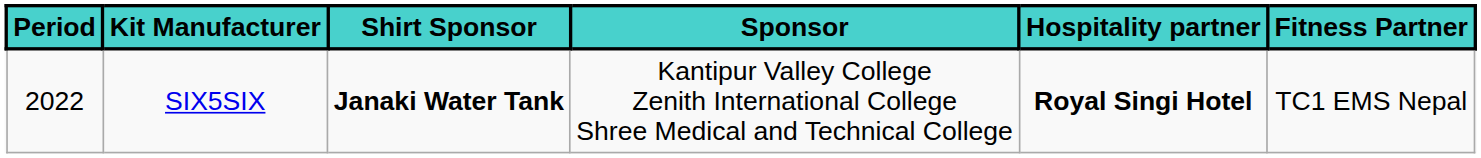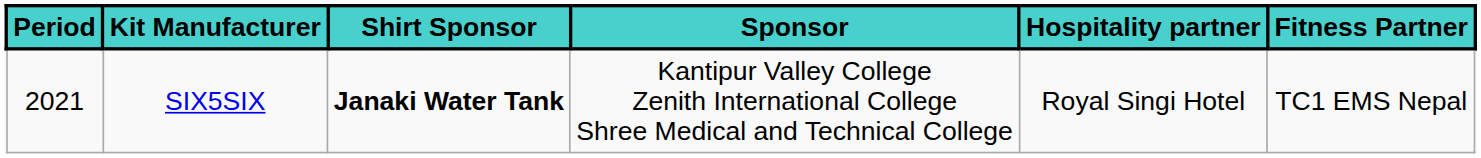(54, 100) 2022 -> (54, 100) 2021
(1143, 100) bold -> (1143, 100) normal
